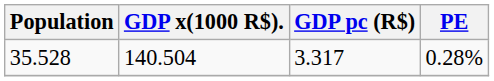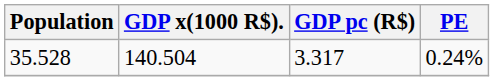(454, 57) 0.28% -> (454, 57) 0.24%
